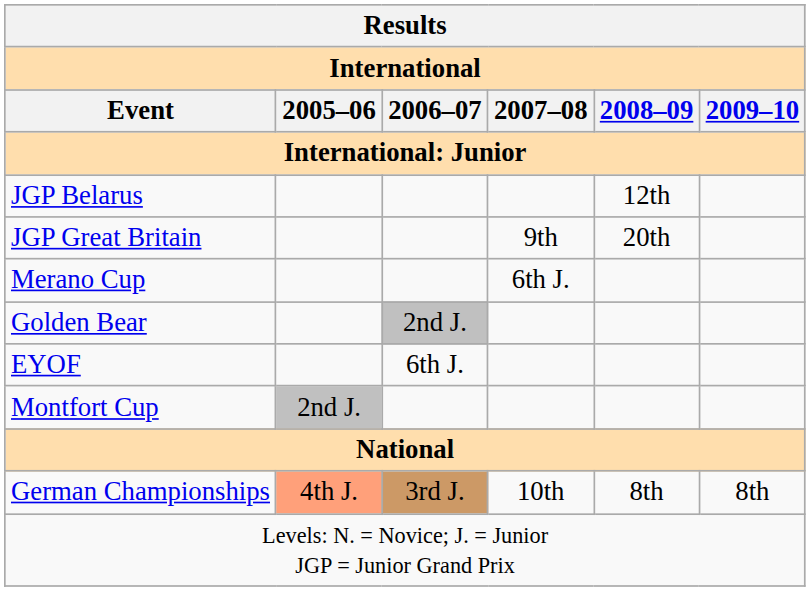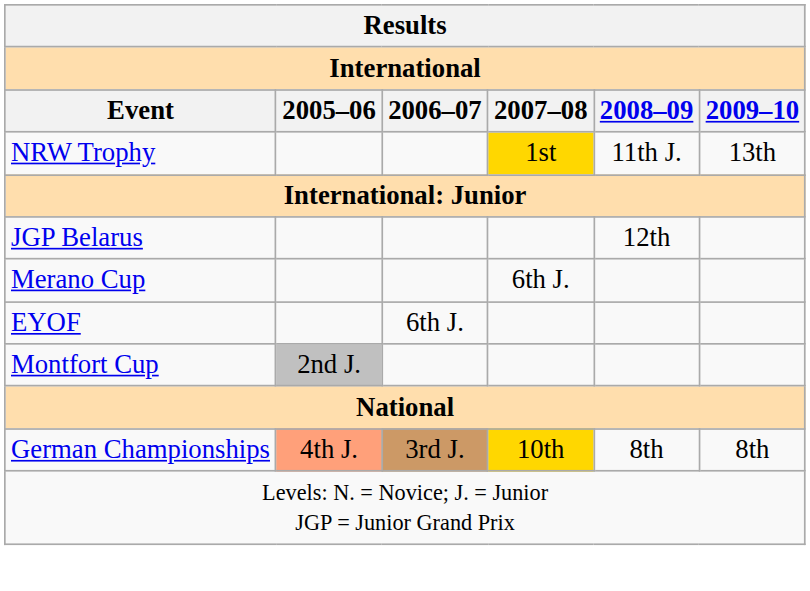+ row: (83, 152)
- row: (106, 237)
- row: (79, 322)
(541, 491) no background -> (541, 449) gold background
